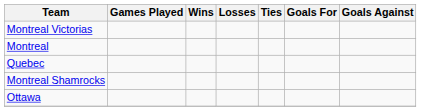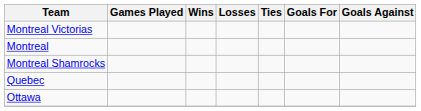rows swapped: (56, 81) <-> (26, 64)
